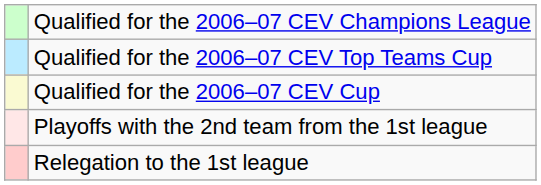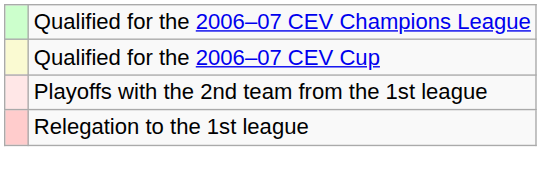- row: (263, 57)
